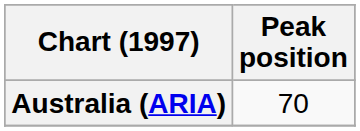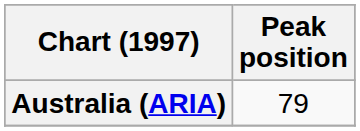(293, 102) 70 -> (293, 102) 79
